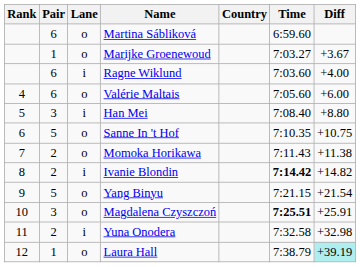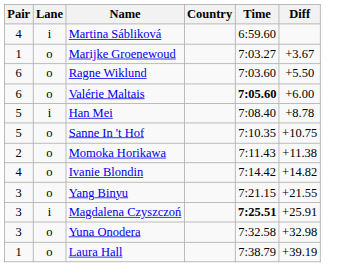- column: (22, 14)
(54, 34) 6 -> (19, 34) 4
(84, 34) o -> (49, 34) i
(84, 73) i -> (49, 73) o
(335, 73) +4.00 -> (300, 73) +5.50
(292, 93) normal -> (257, 93) bold
(54, 113) 3 -> (19, 113) 5
(335, 113) +8.80 -> (300, 113) +8.78
(54, 172) 2 -> (19, 172) 4
(84, 172) i -> (49, 172) o
(292, 172) bold -> (257, 172) normal
(54, 192) 5 -> (19, 192) 3
(335, 192) +21.54 -> (300, 192) +21.55
(84, 212) o -> (49, 212) i
(54, 232) 2 -> (19, 232) 3
(84, 232) i -> (49, 232) o
(335, 251) paleturquoise background -> (300, 251) no background
